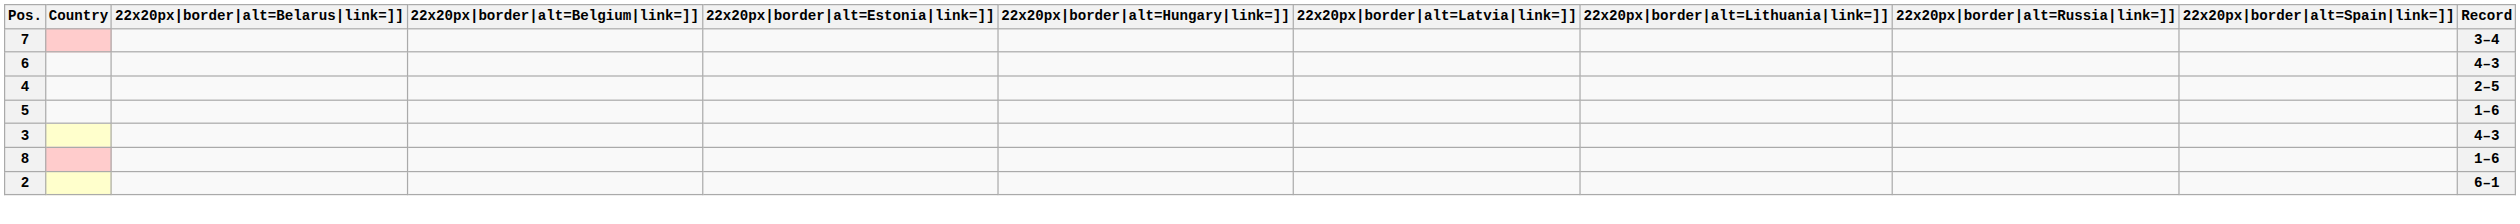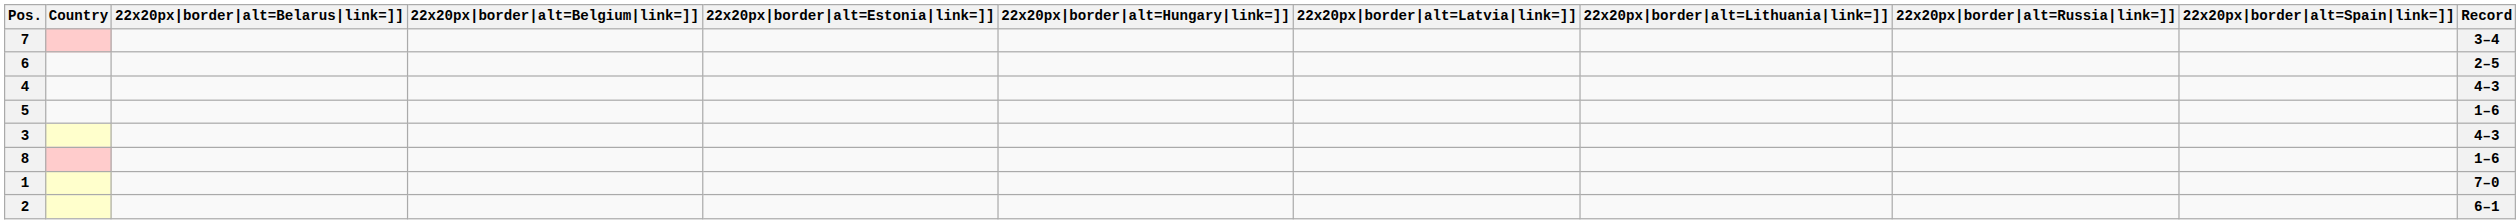(2487, 64) 4–3 -> (2487, 64) 2–5
(2487, 88) 2–5 -> (2487, 88) 4–3
+ row: (25, 183)
